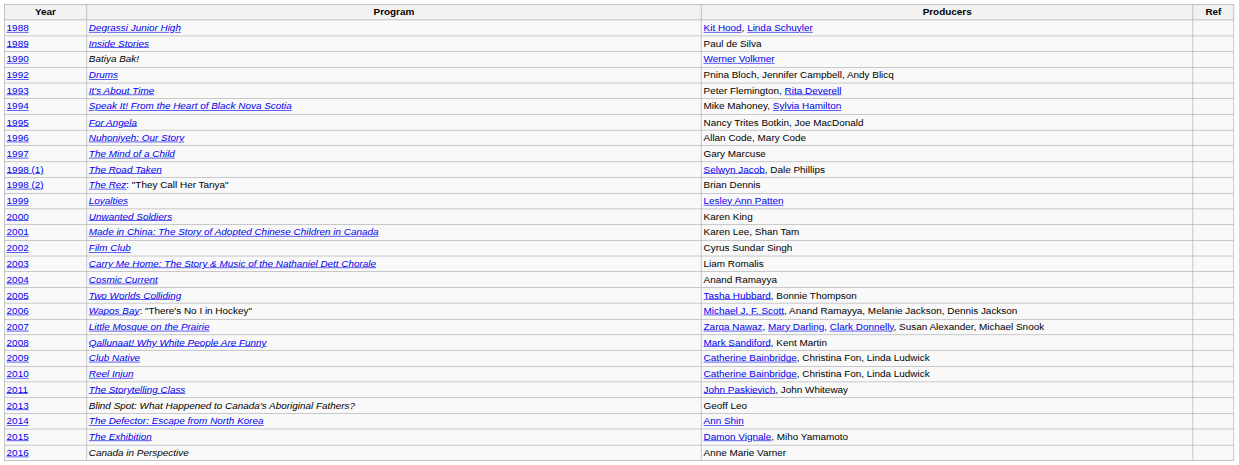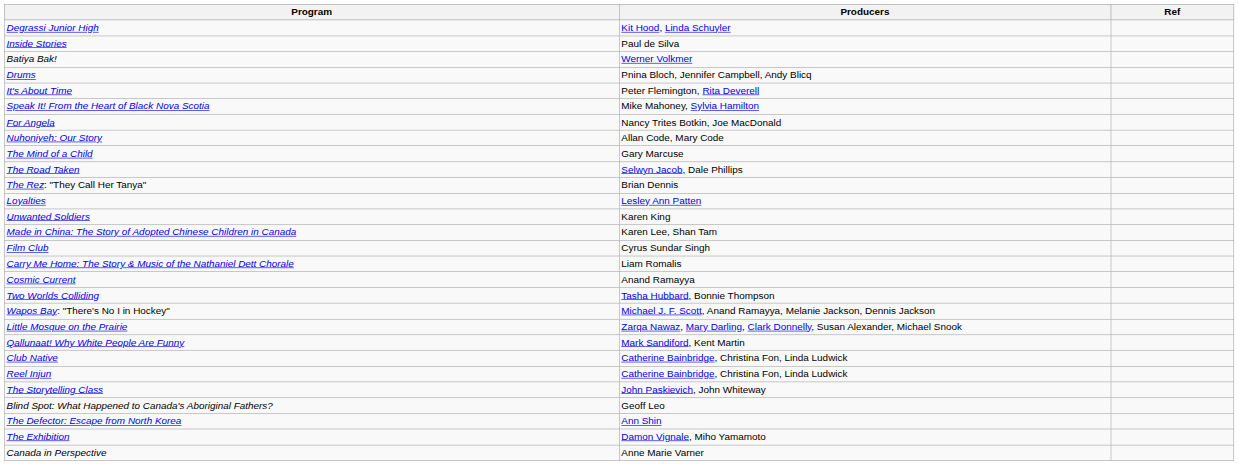- column: (45, 12)
